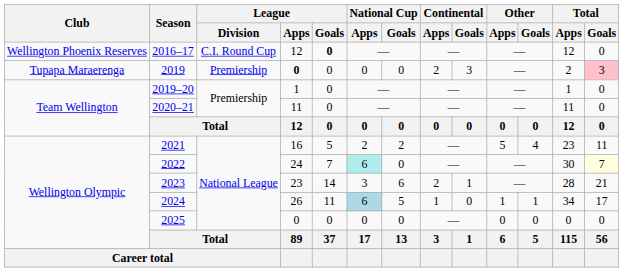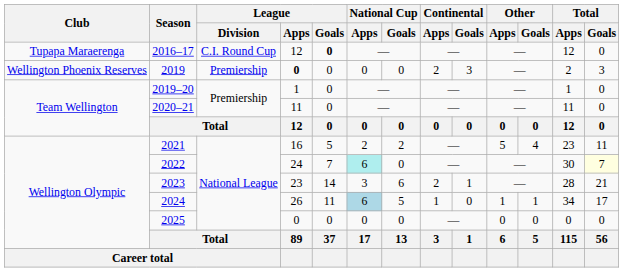(77, 51) Wellington Phoenix Reserves -> (77, 51) Tupapa Maraerenga
(77, 70) Tupapa Maraerenga -> (77, 70) Wellington Phoenix Reserves
(602, 70) pink background -> (602, 70) no background
